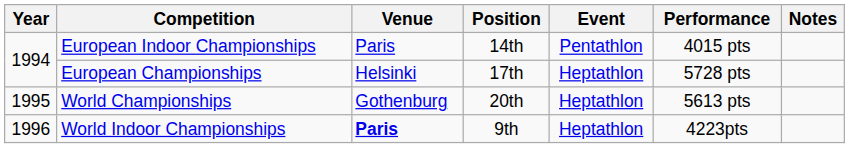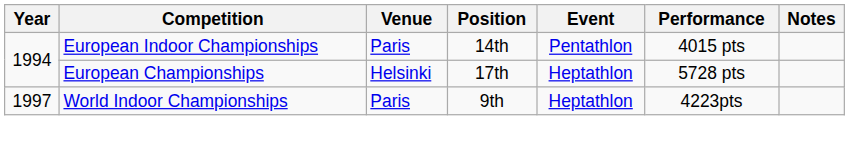- row: (146, 101)
(31, 129) 1996 -> (32, 101) 1997
(377, 129) bold -> (390, 101) normal
